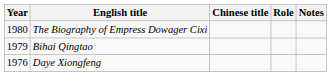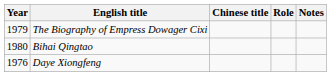(17, 29) 1980 -> (17, 29) 1979
(17, 46) 1979 -> (17, 46) 1980
